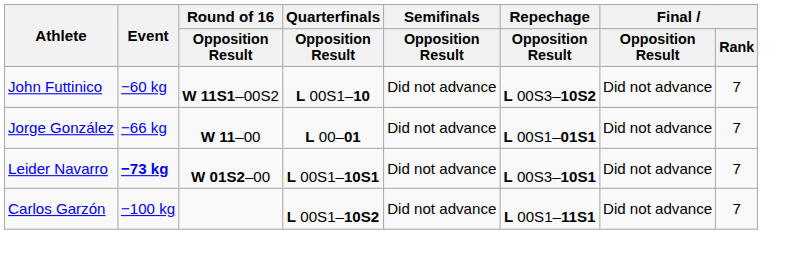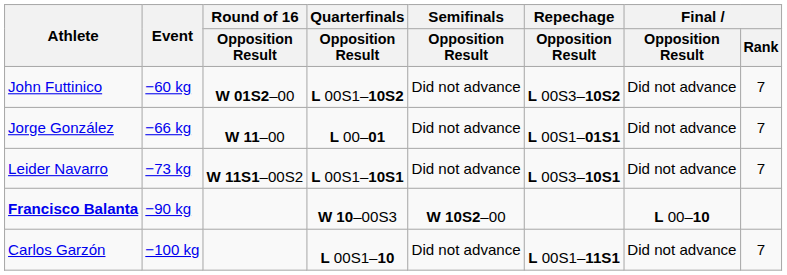(231, 96) W 11S1–00S2 -> (255, 96) W 01S2–00
(333, 96) L 00S1–10 -> (357, 96) L 00S1–10S2
(145, 169) bold -> (168, 169) normal
(231, 177) W 01S2–00 -> (255, 177) W 11S1–00S2
+ row: (73, 210)
(333, 218) L 00S1–10S2 -> (357, 259) L 00S1–10
